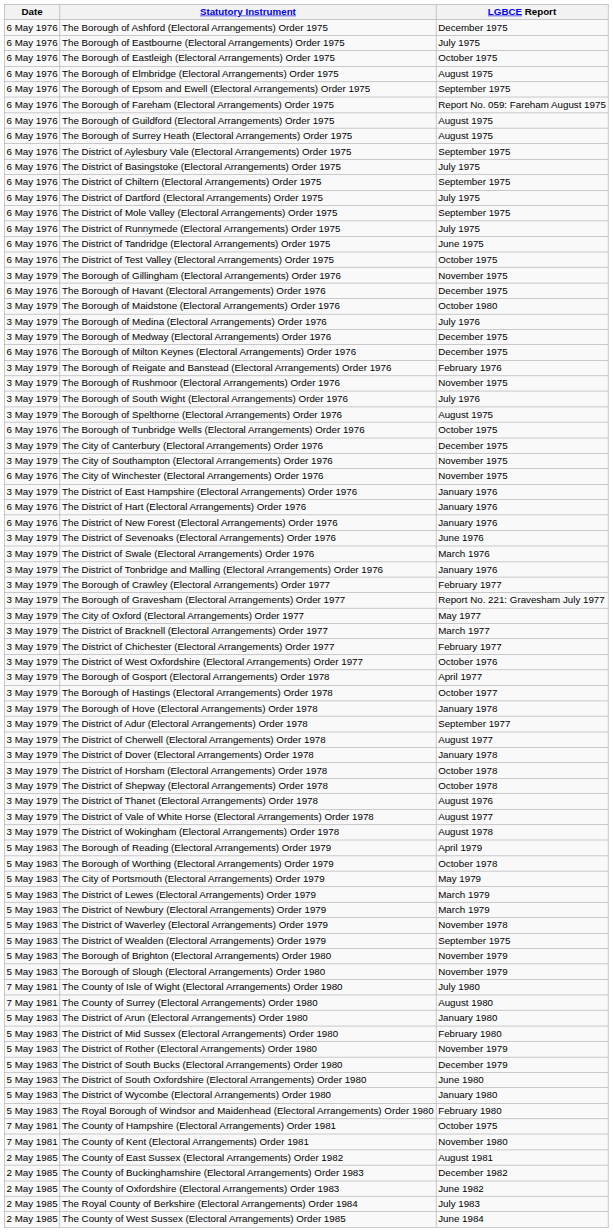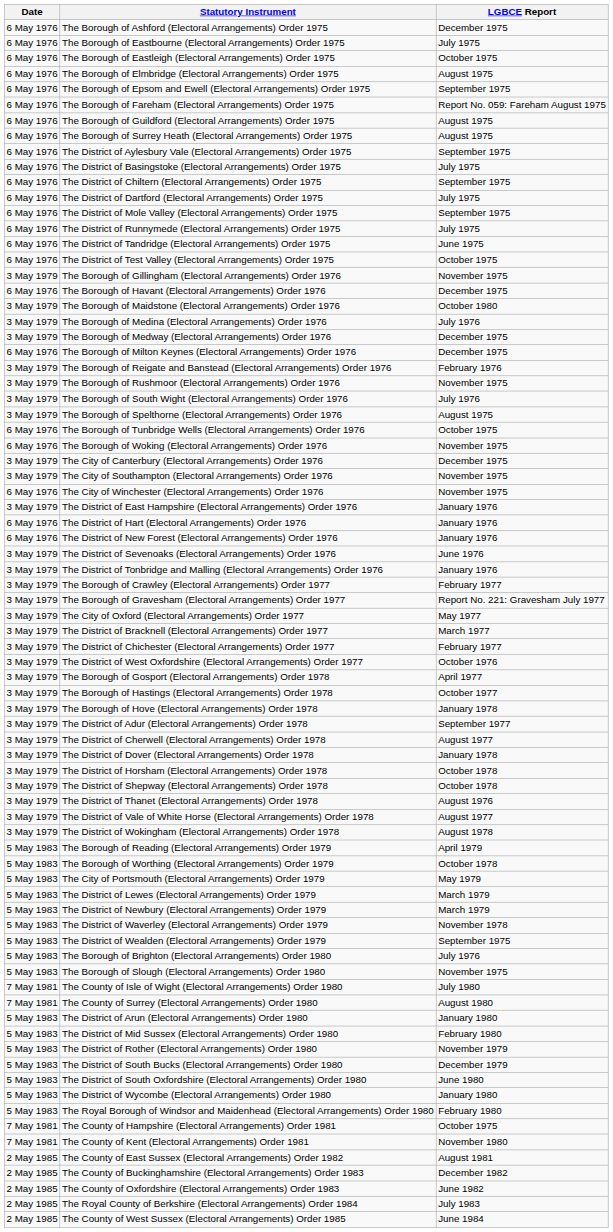+ row: (195, 445)
- row: (188, 553)
(473, 956) November 1979 -> (459, 956) July 1976
(473, 971) November 1979 -> (473, 971) November 1975
